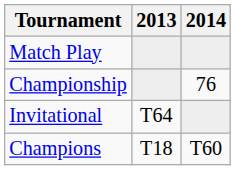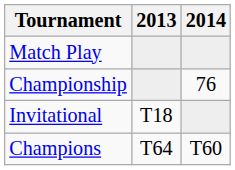(156, 116) T64 -> (156, 116) T18
(156, 148) T18 -> (156, 148) T64
